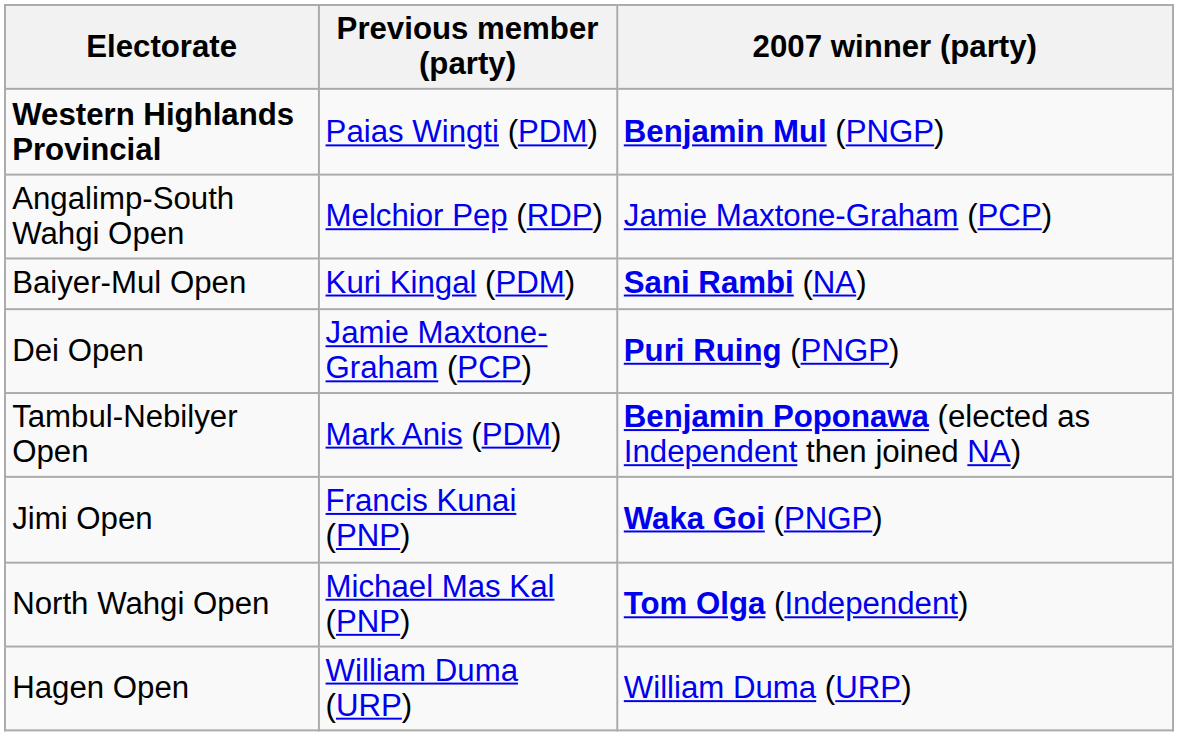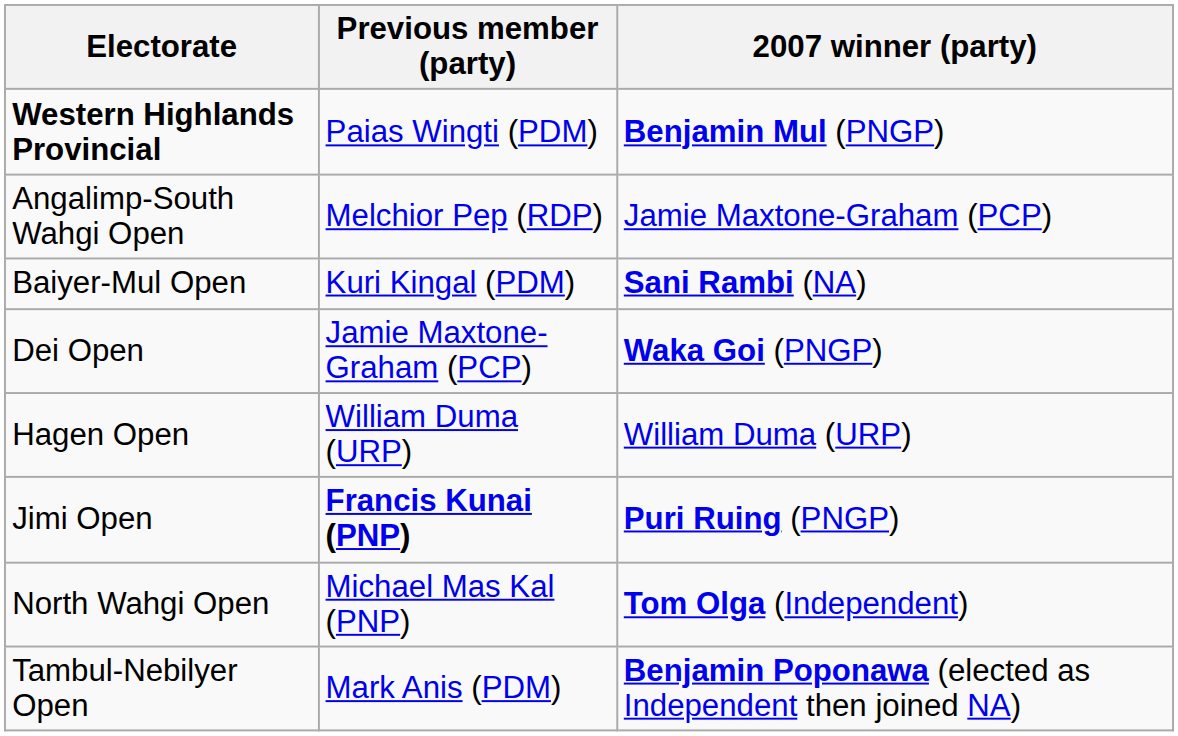(762, 350) Puri Ruing (PNGP) -> (753, 350) Waka Goi (PNGP)
rows swapped: (101, 688) <-> (125, 434)
(421, 519) normal -> (429, 519) bold
(753, 519) Waka Goi (PNGP) -> (762, 519) Puri Ruing (PNGP)
